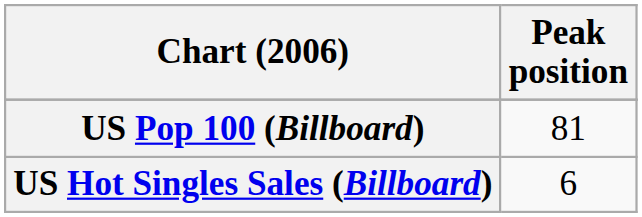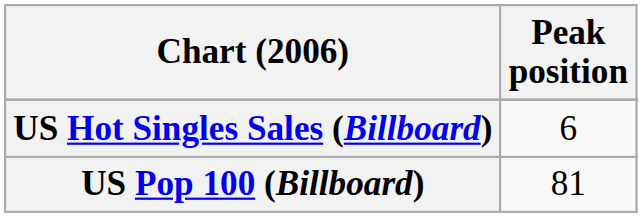rows swapped: (253, 183) <-> (253, 127)
